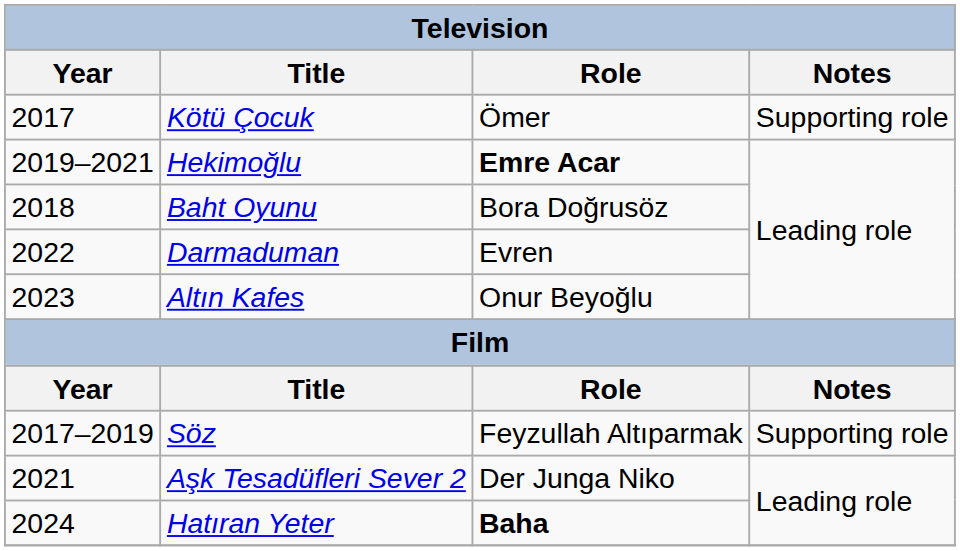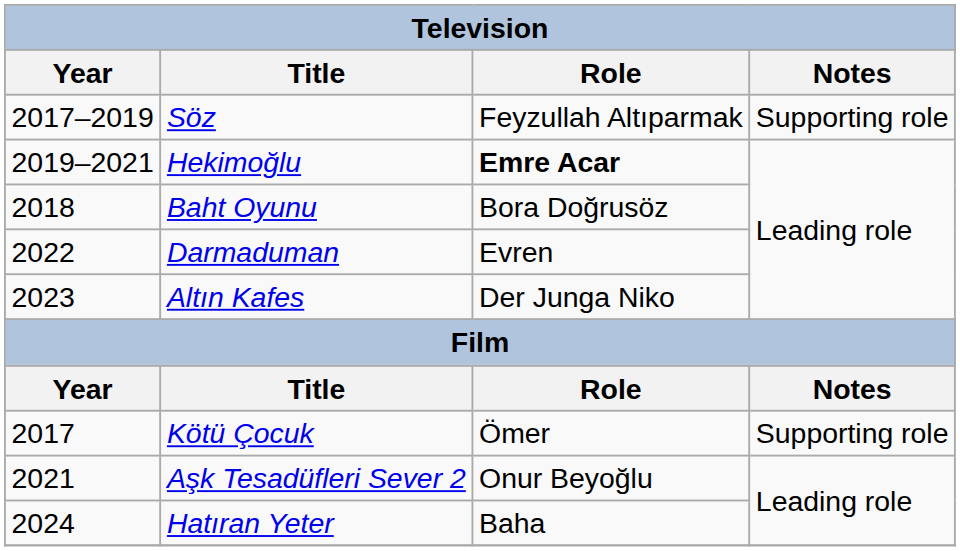rows swapped: (191, 433) <-> (240, 118)
(566, 298) Onur Beyoğlu -> (577, 298) Der Junga Niko
(577, 478) Der Junga Niko -> (566, 478) Onur Beyoğlu
(514, 523) bold -> (512, 523) normal
